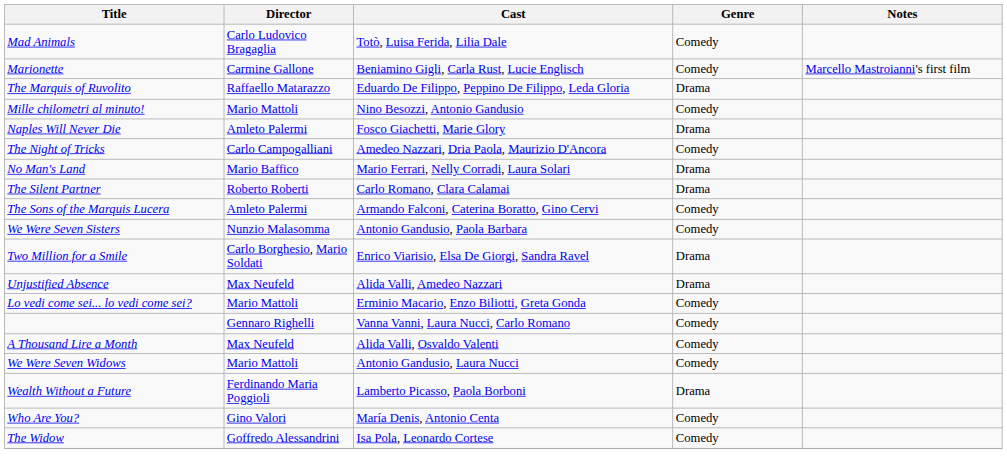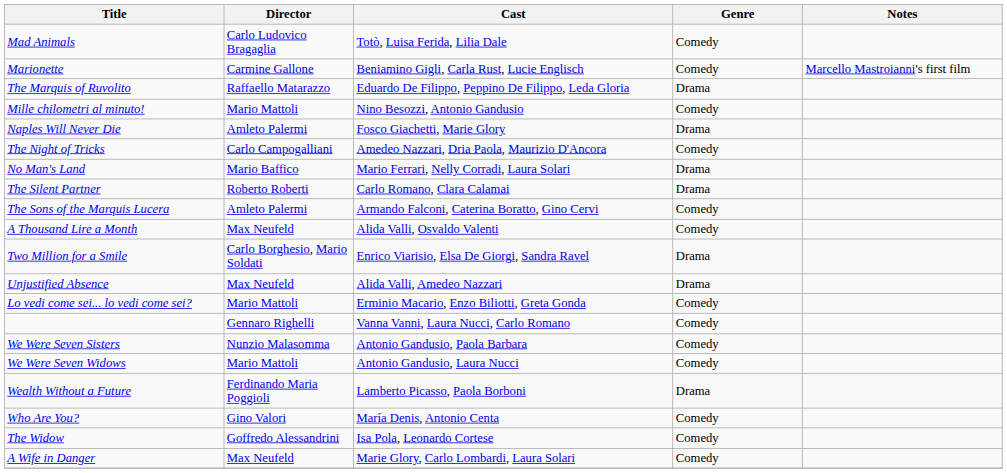rows swapped: (72, 343) <-> (64, 229)
+ row: (51, 458)
